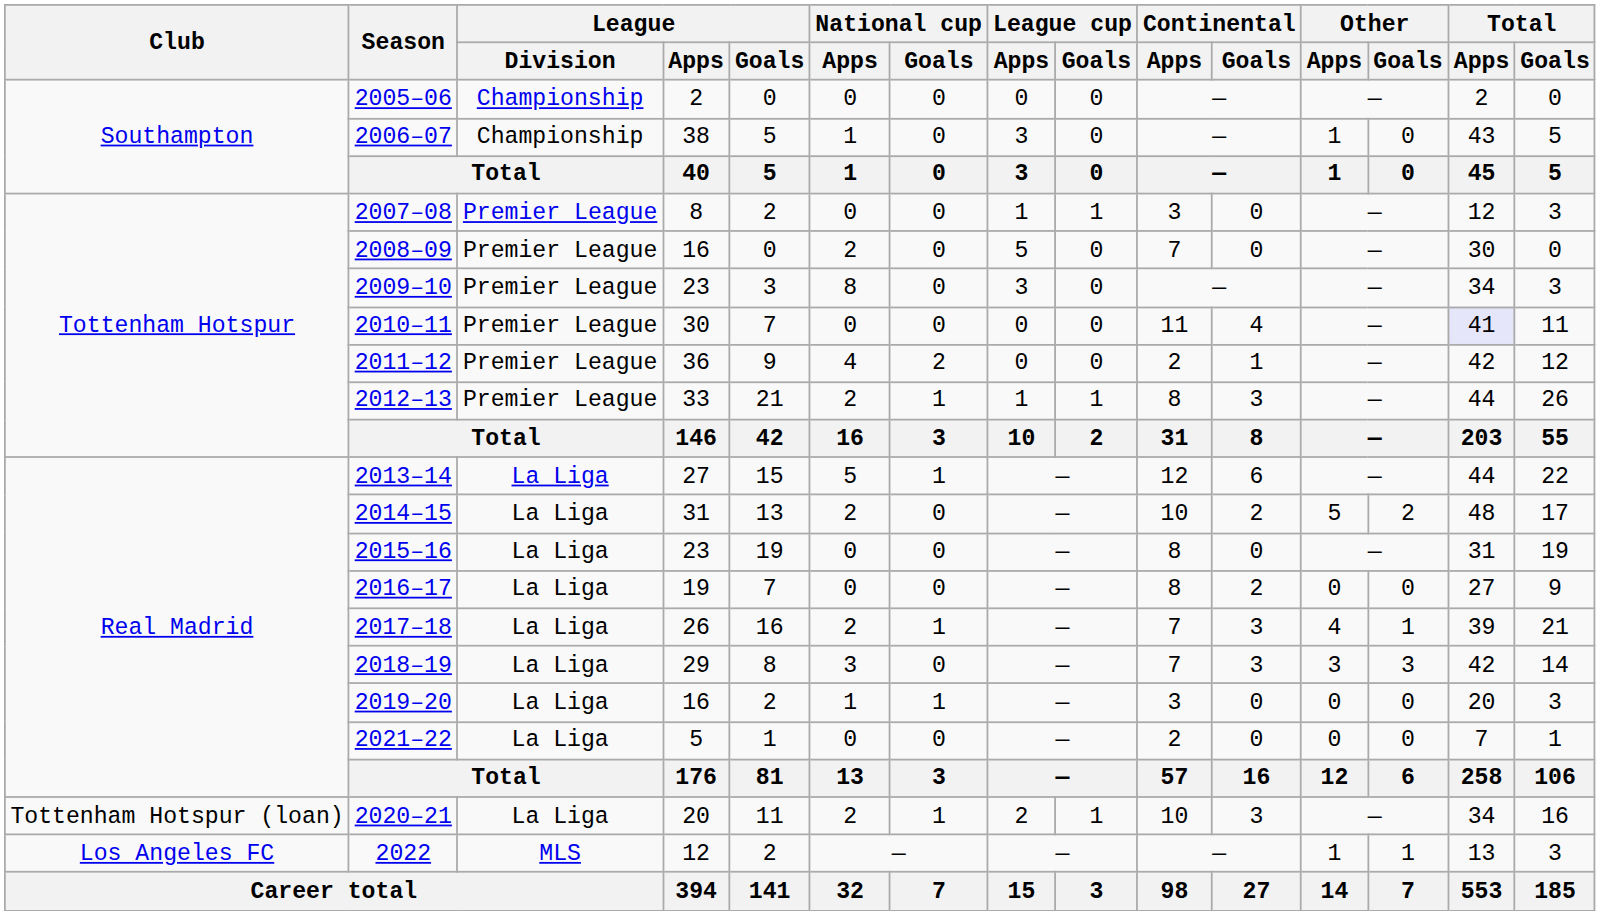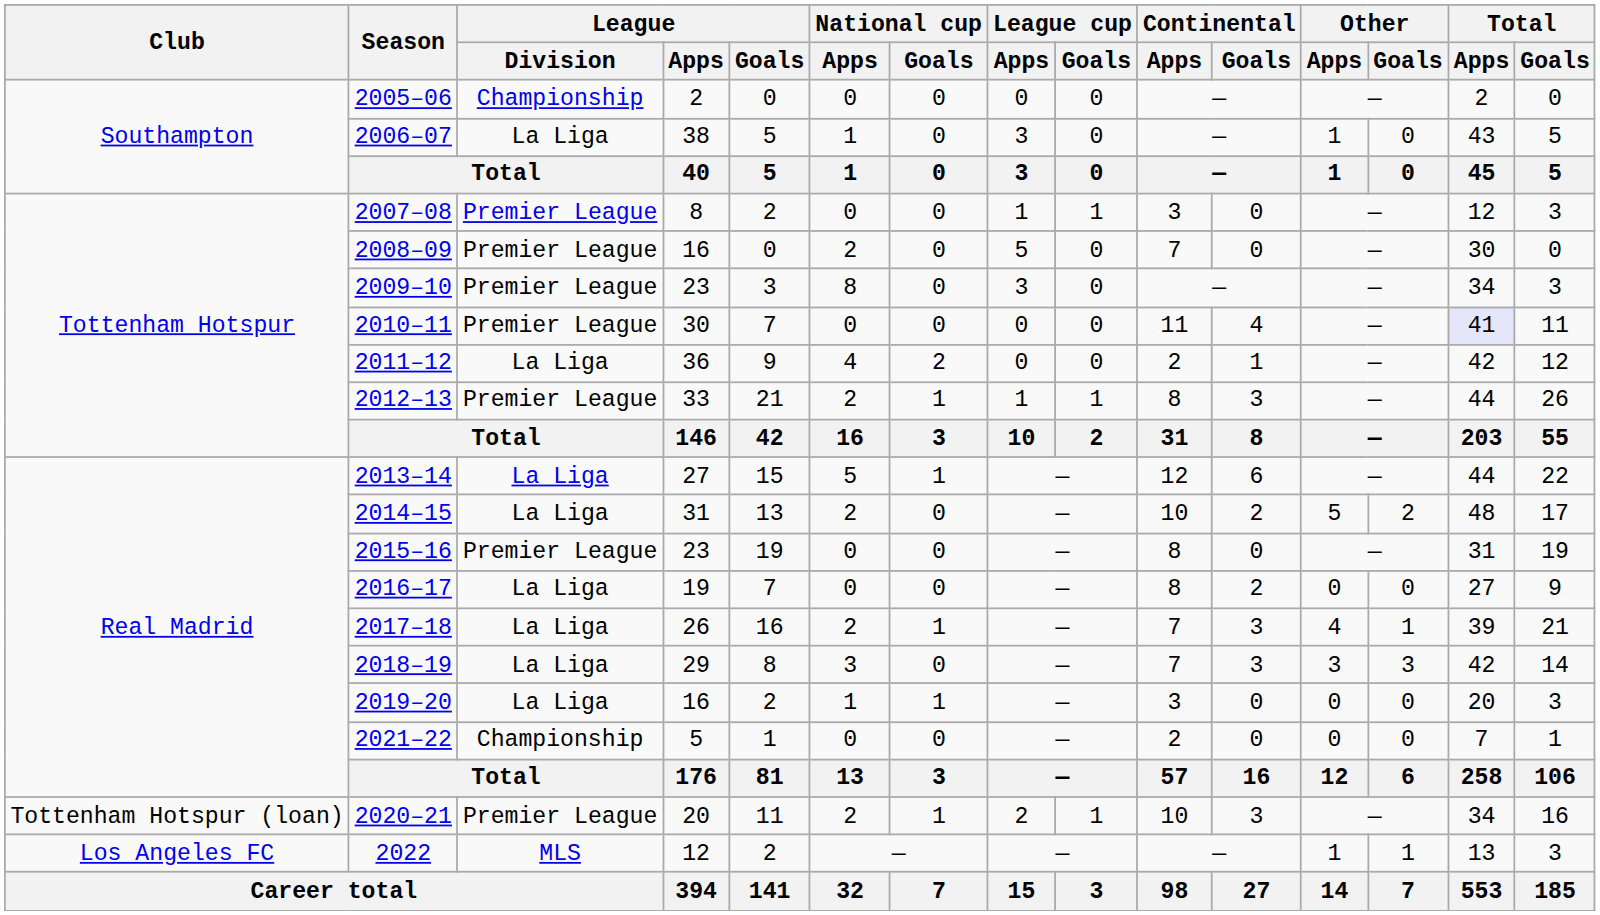(560, 137) Championship -> (560, 137) La Liga
(560, 363) Premier League -> (560, 363) La Liga
(560, 552) La Liga -> (560, 552) Premier League
(560, 740) La Liga -> (560, 740) Championship
(560, 816) La Liga -> (560, 816) Premier League
